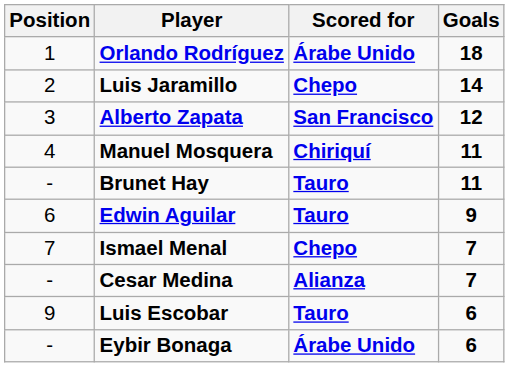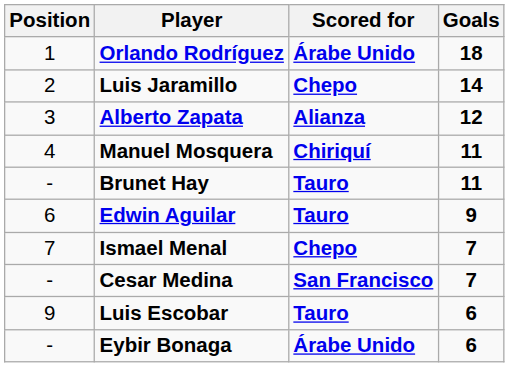(363, 118) San Francisco -> (329, 118) Alianza
(329, 280) Alianza -> (363, 280) San Francisco
